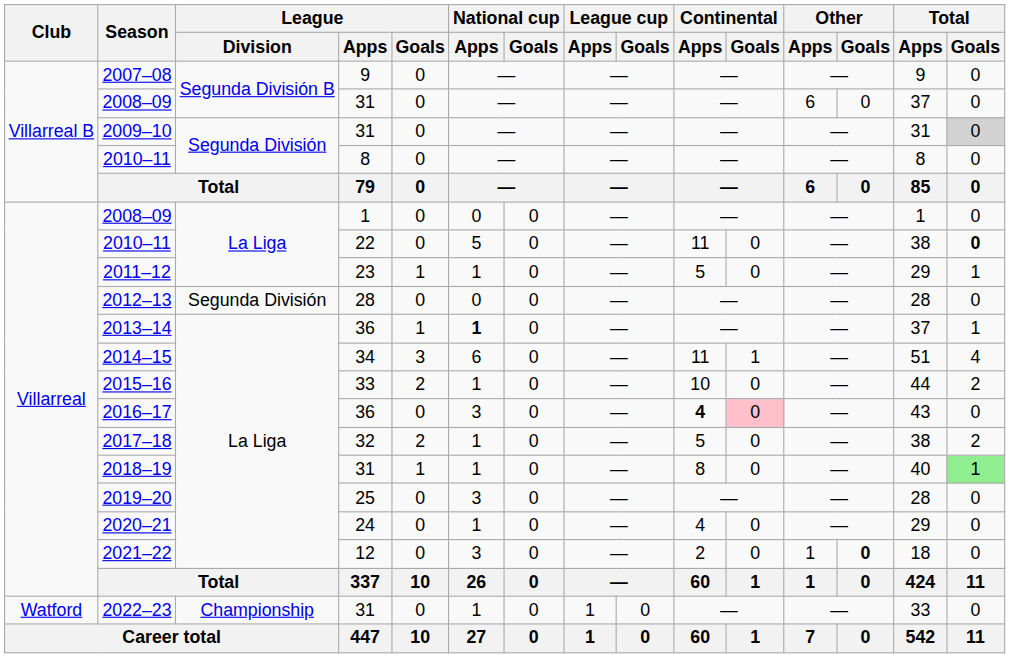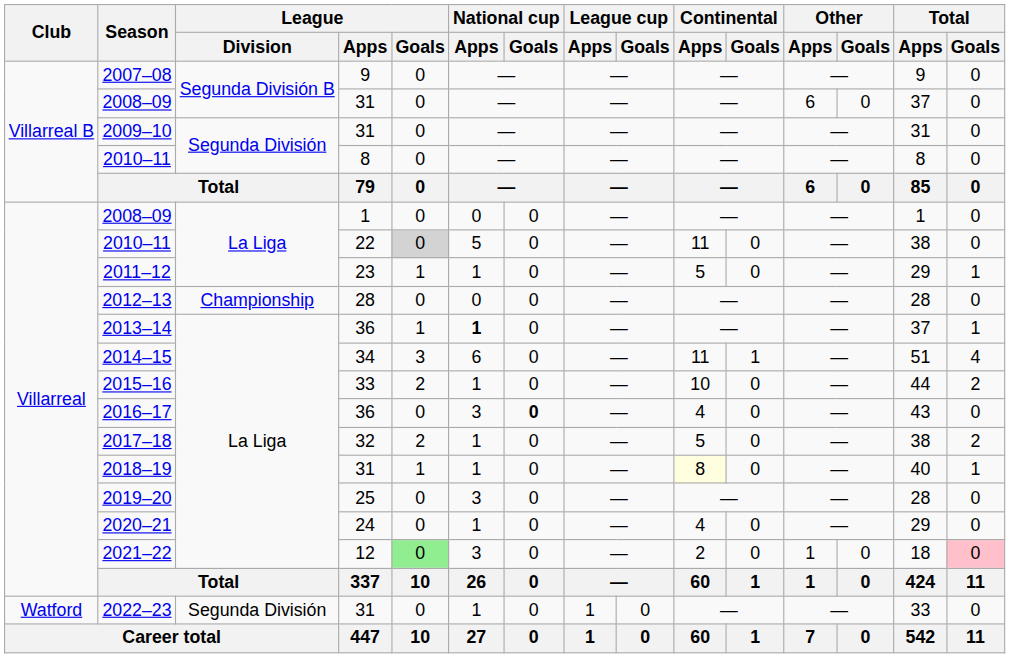(975, 131) lightgrey background -> (975, 131) no background
(420, 243) no background -> (420, 243) lightgrey background
(975, 243) bold -> (975, 243) normal
(257, 300) Segunda División -> (257, 300) Championship
(534, 412) normal -> (534, 412) bold
(700, 412) bold -> (700, 412) normal
(755, 412) pink background -> (755, 412) no background
(700, 469) no background -> (700, 469) lightyellow background
(975, 469) lightgreen background -> (975, 469) no background
(420, 553) no background -> (420, 553) lightgreen background
(865, 553) bold -> (865, 553) normal
(975, 553) no background -> (975, 553) pink background
(257, 610) Championship -> (257, 610) Segunda División
